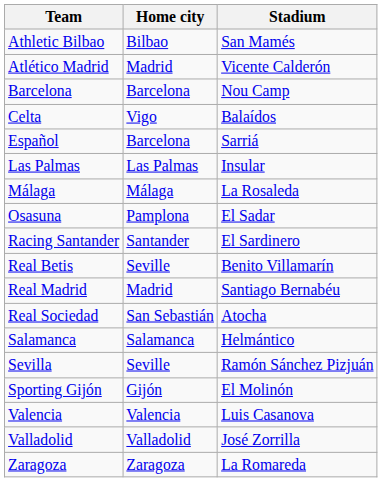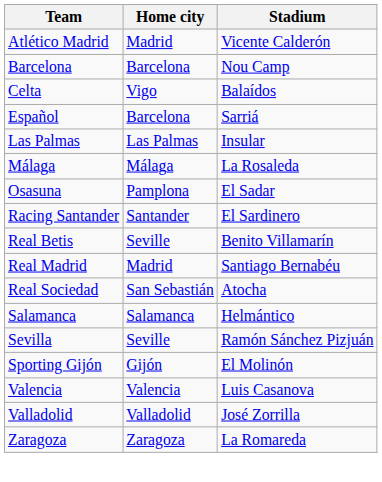- row: (56, 41)
